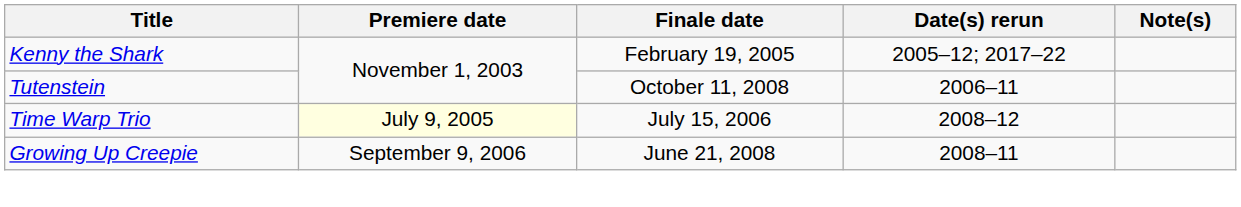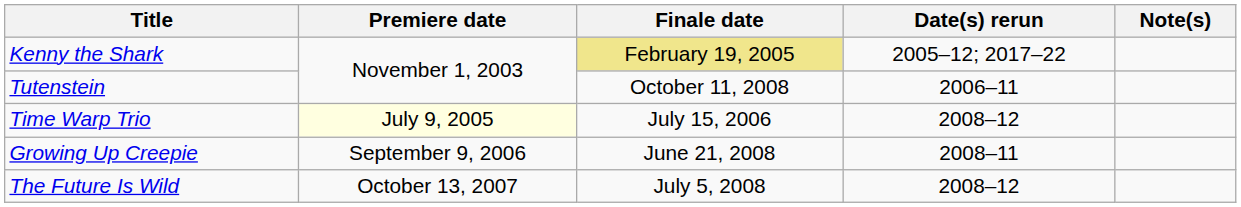(709, 53) no background -> (709, 53) khaki background
+ row: (94, 185)
